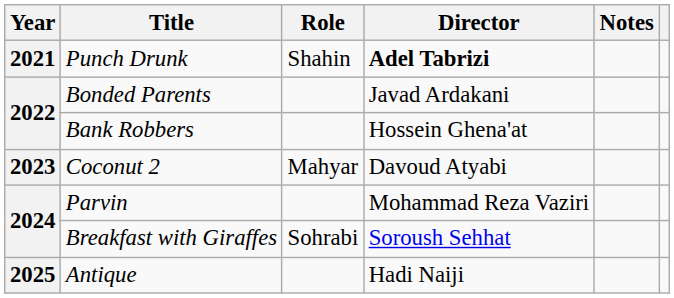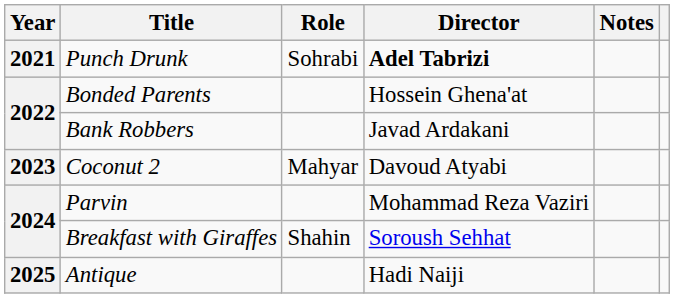(319, 58) Shahin -> (323, 58) Sohrabi
(439, 94) Javad Ardakani -> (448, 94) Hossein Ghena'at
(448, 130) Hossein Ghena'at -> (439, 130) Javad Ardakani
(323, 238) Sohrabi -> (319, 238) Shahin
